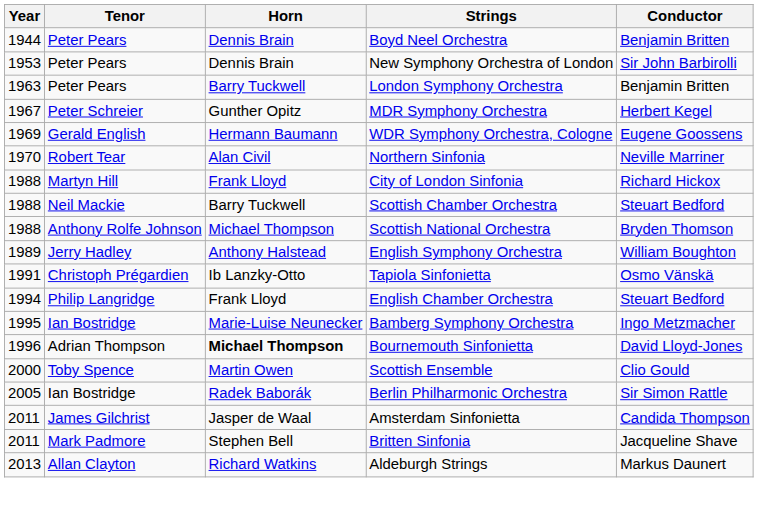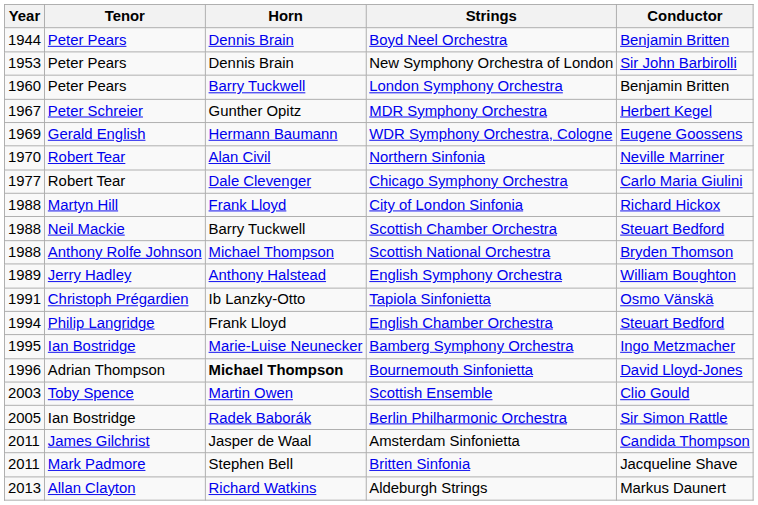(24, 87) 1963 -> (24, 87) 1960
+ row: (469, 181)
(24, 370) 2000 -> (24, 393) 2003
